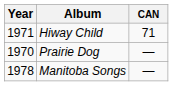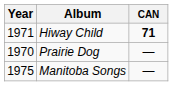(148, 33) normal -> (148, 33) bold
(20, 71) 1978 -> (20, 71) 1975
